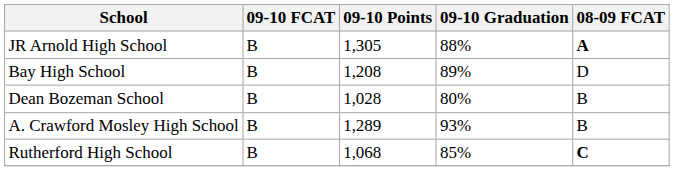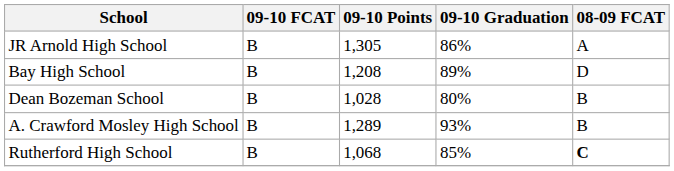(456, 44) 88% -> (456, 44) 86%
(583, 44) bold -> (583, 44) normal
